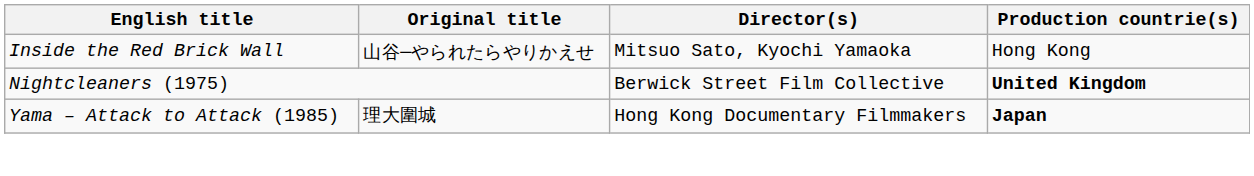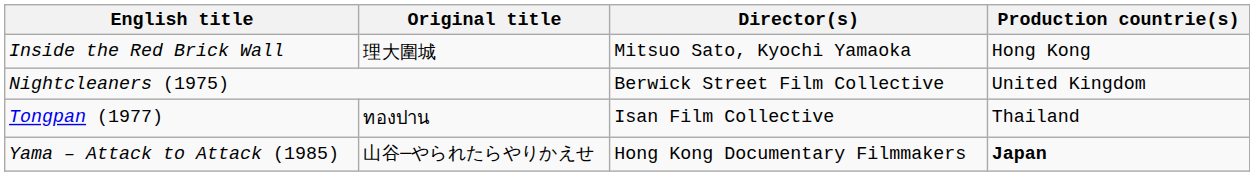(479, 52) 山谷─やられたらやりかえせ -> (400, 52) 理大圍城
(1069, 84) bold -> (1069, 84) normal
+ row: (86, 118)
(400, 116) 理大圍城 -> (479, 155) 山谷─やられたらやりかえせ
